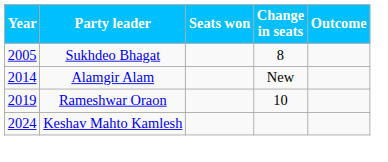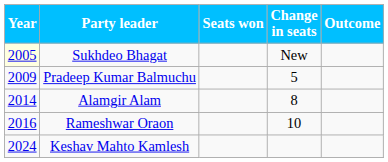(22, 54) no background -> (22, 54) lightyellow background
(280, 54) 8 -> (294, 54) New
+ row: (120, 77)
(280, 77) New -> (294, 100) 8
(22, 100) 2019 -> (22, 123) 2016
